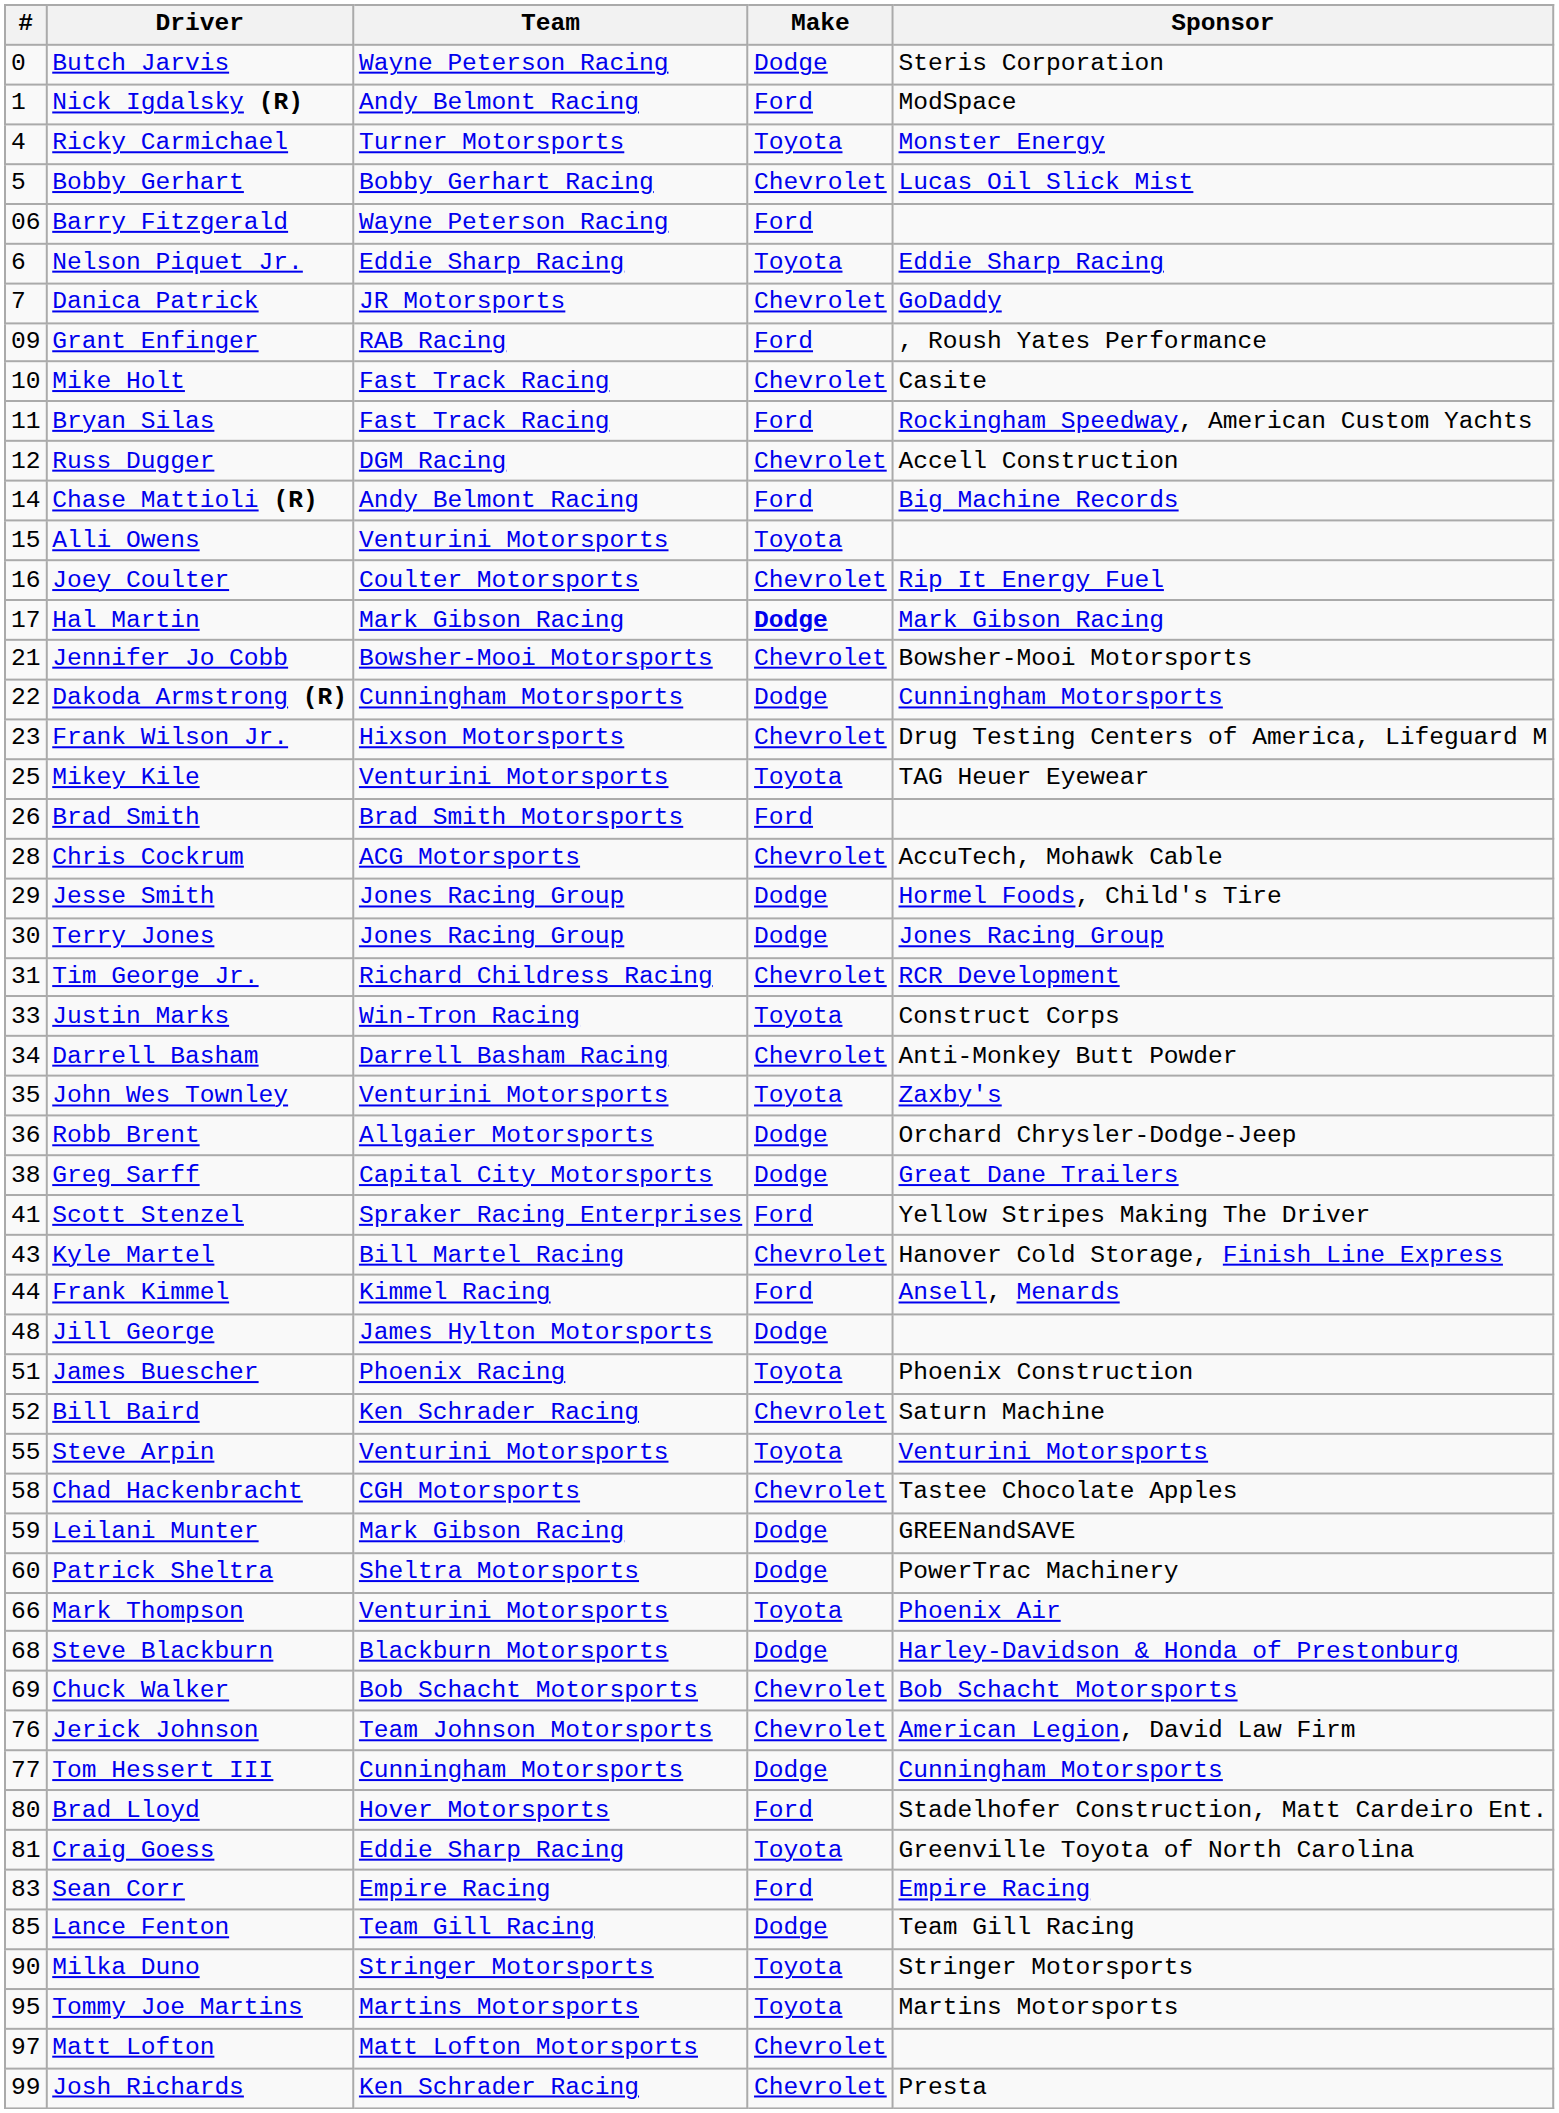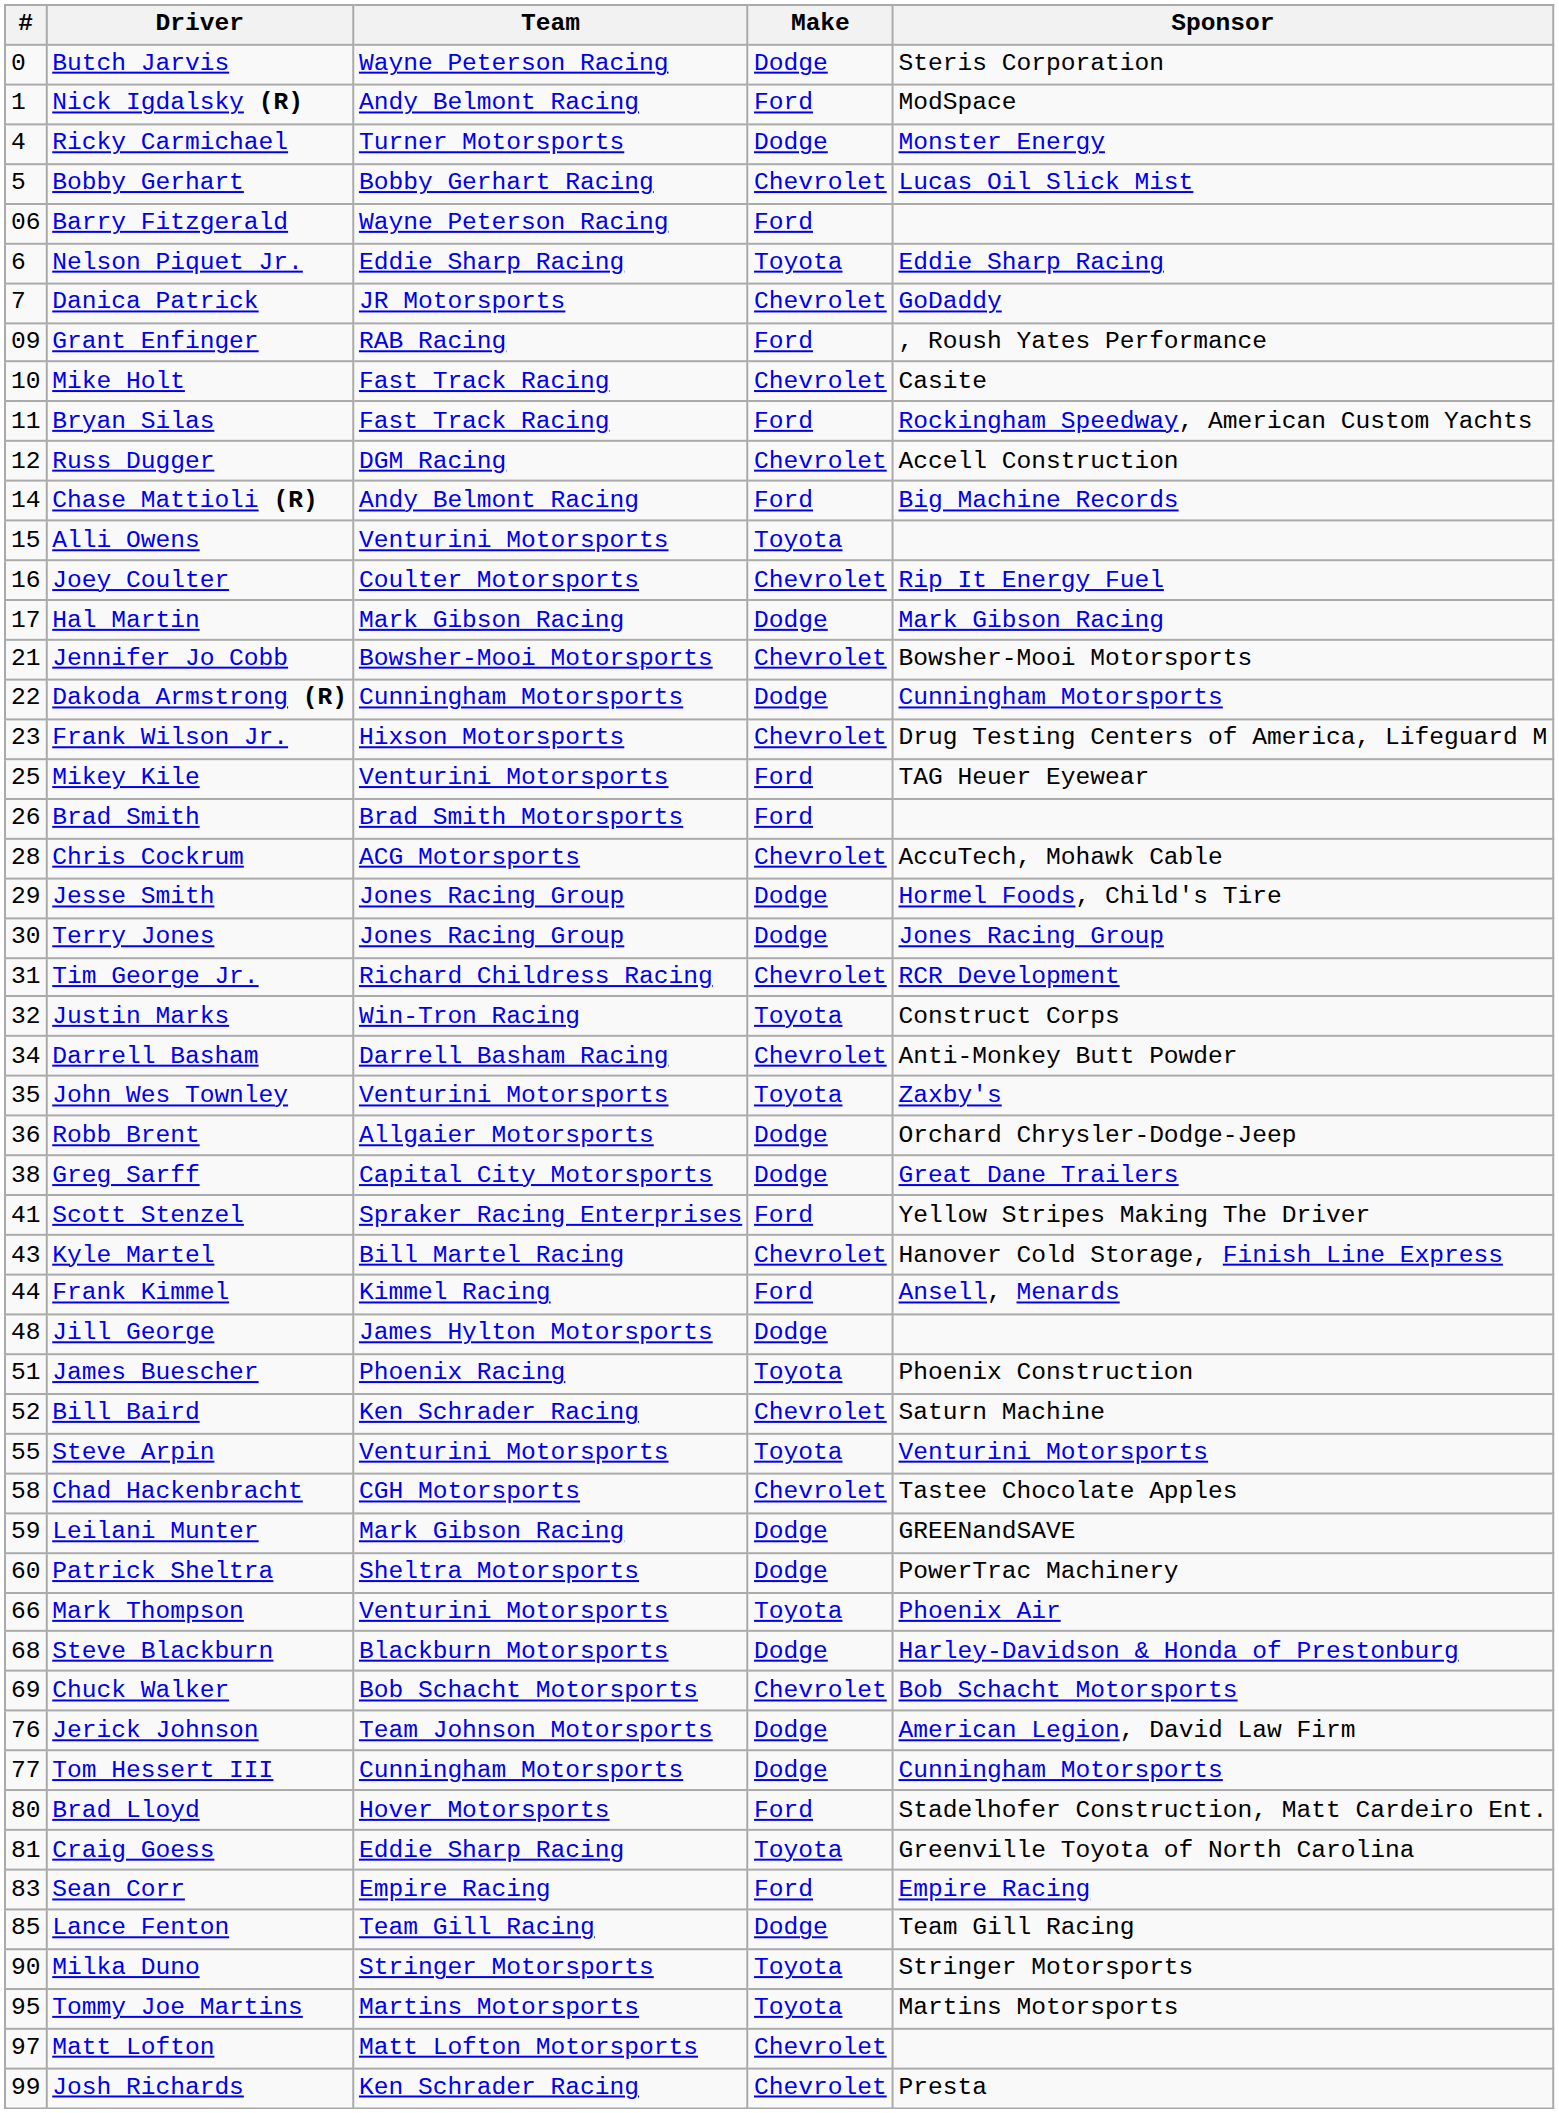(798, 144) Toyota -> (791, 144) Dodge
(791, 620) bold -> (791, 620) normal
(798, 779) Toyota -> (784, 779) Ford
(26, 1017) 33 -> (26, 1017) 32
(820, 1731) Chevrolet -> (791, 1731) Dodge
